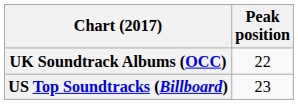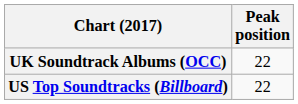(263, 86) 23 -> (263, 86) 22
